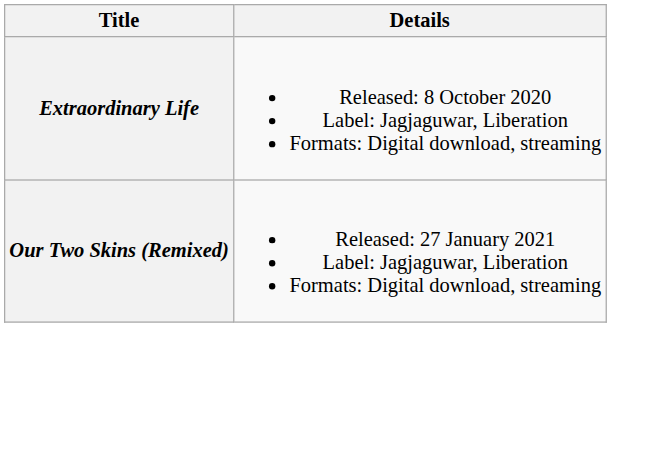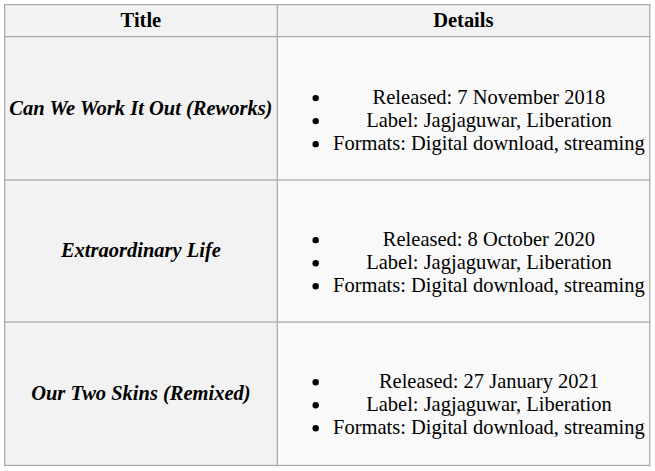+ row: (141, 108)
